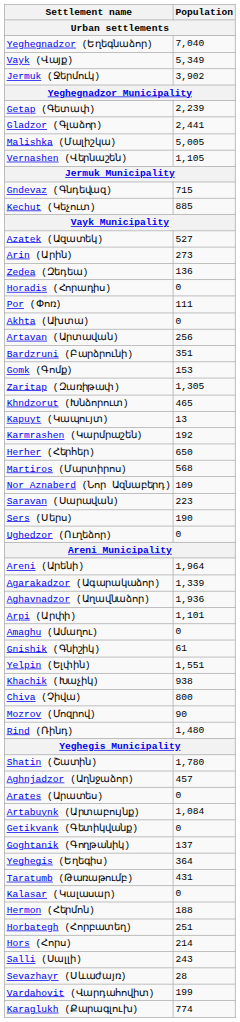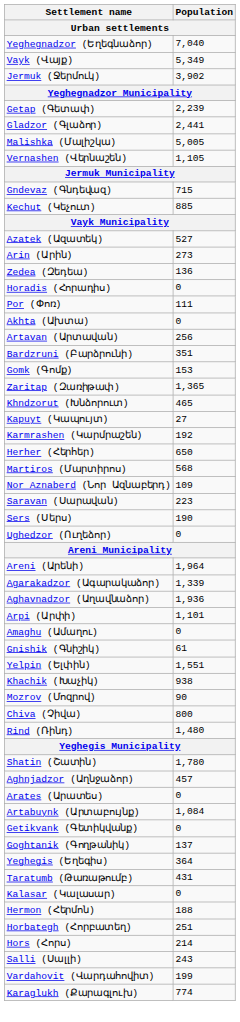(190, 387) 1,305 -> (190, 387) 1,365
(181, 419) 13 -> (181, 419) 27
rows swapped: (51, 715) <-> (44, 698)
- row: (66, 976)
